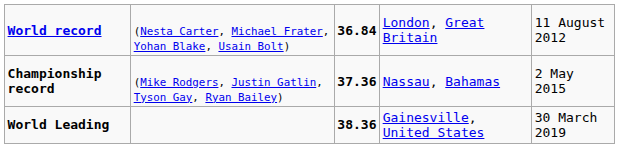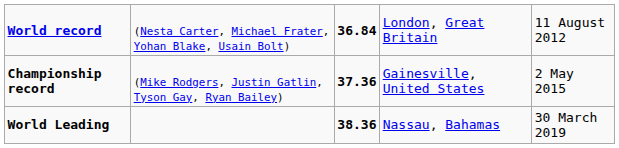(441, 81) Nassau, Bahamas -> (434, 81) Gainesville, United States
(434, 125) Gainesville, United States -> (441, 125) Nassau, Bahamas
